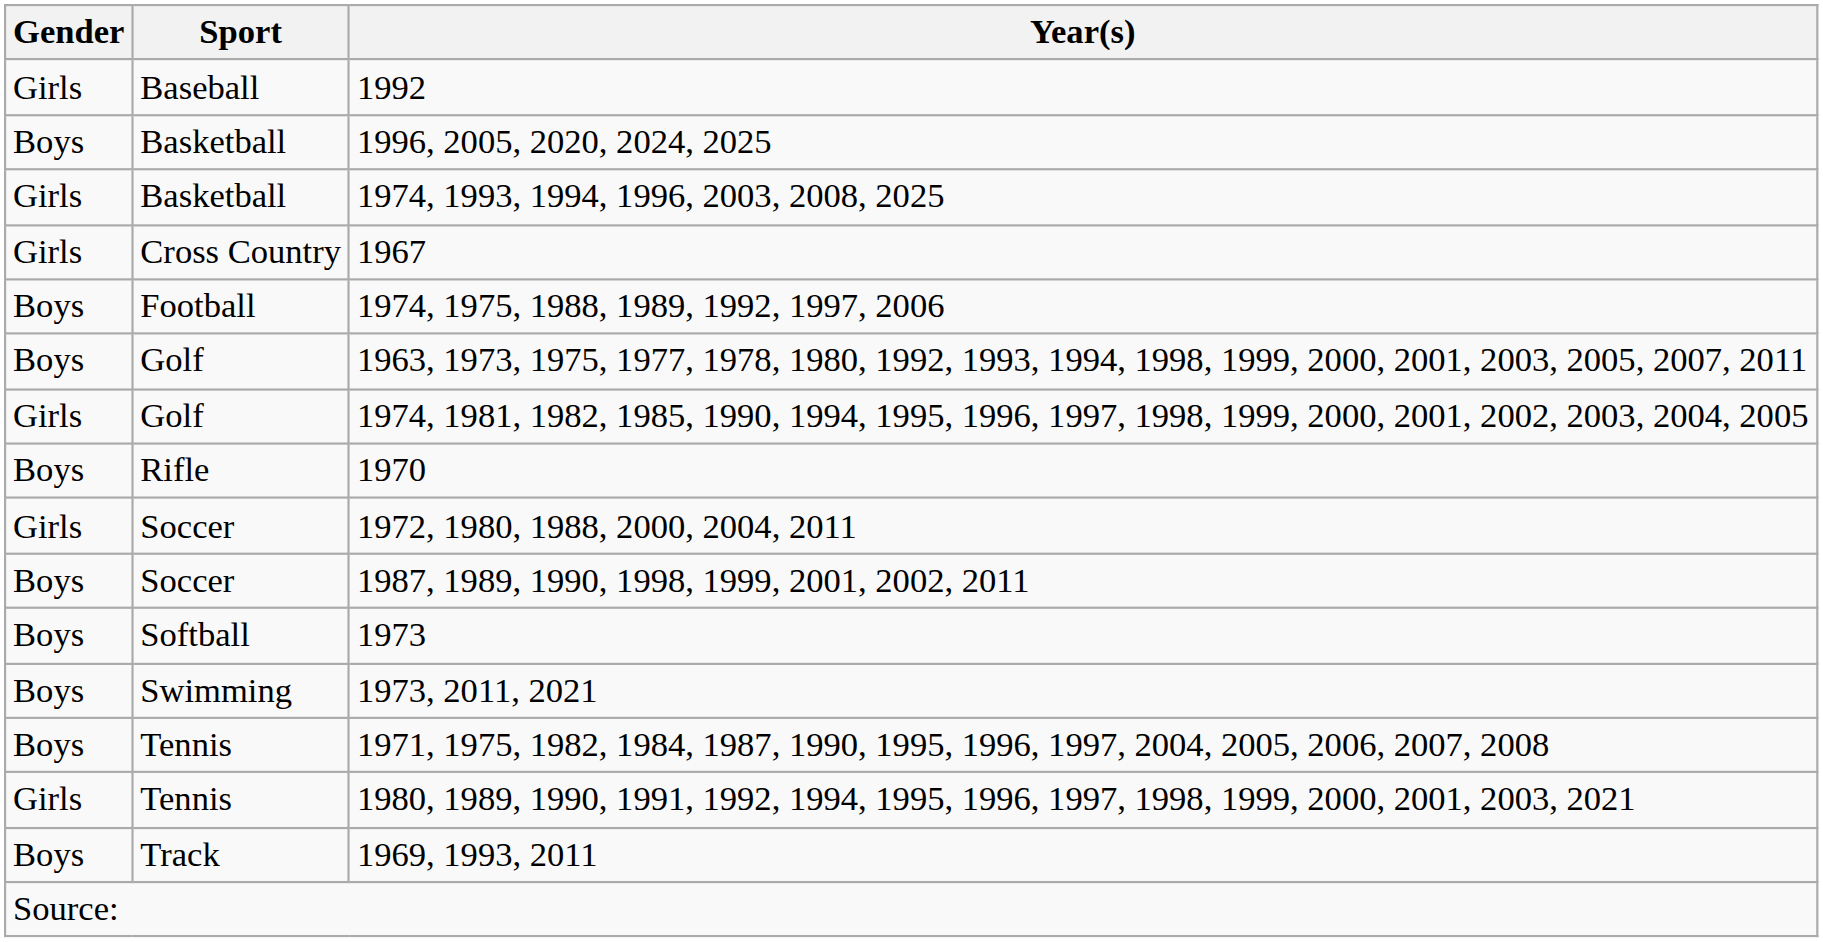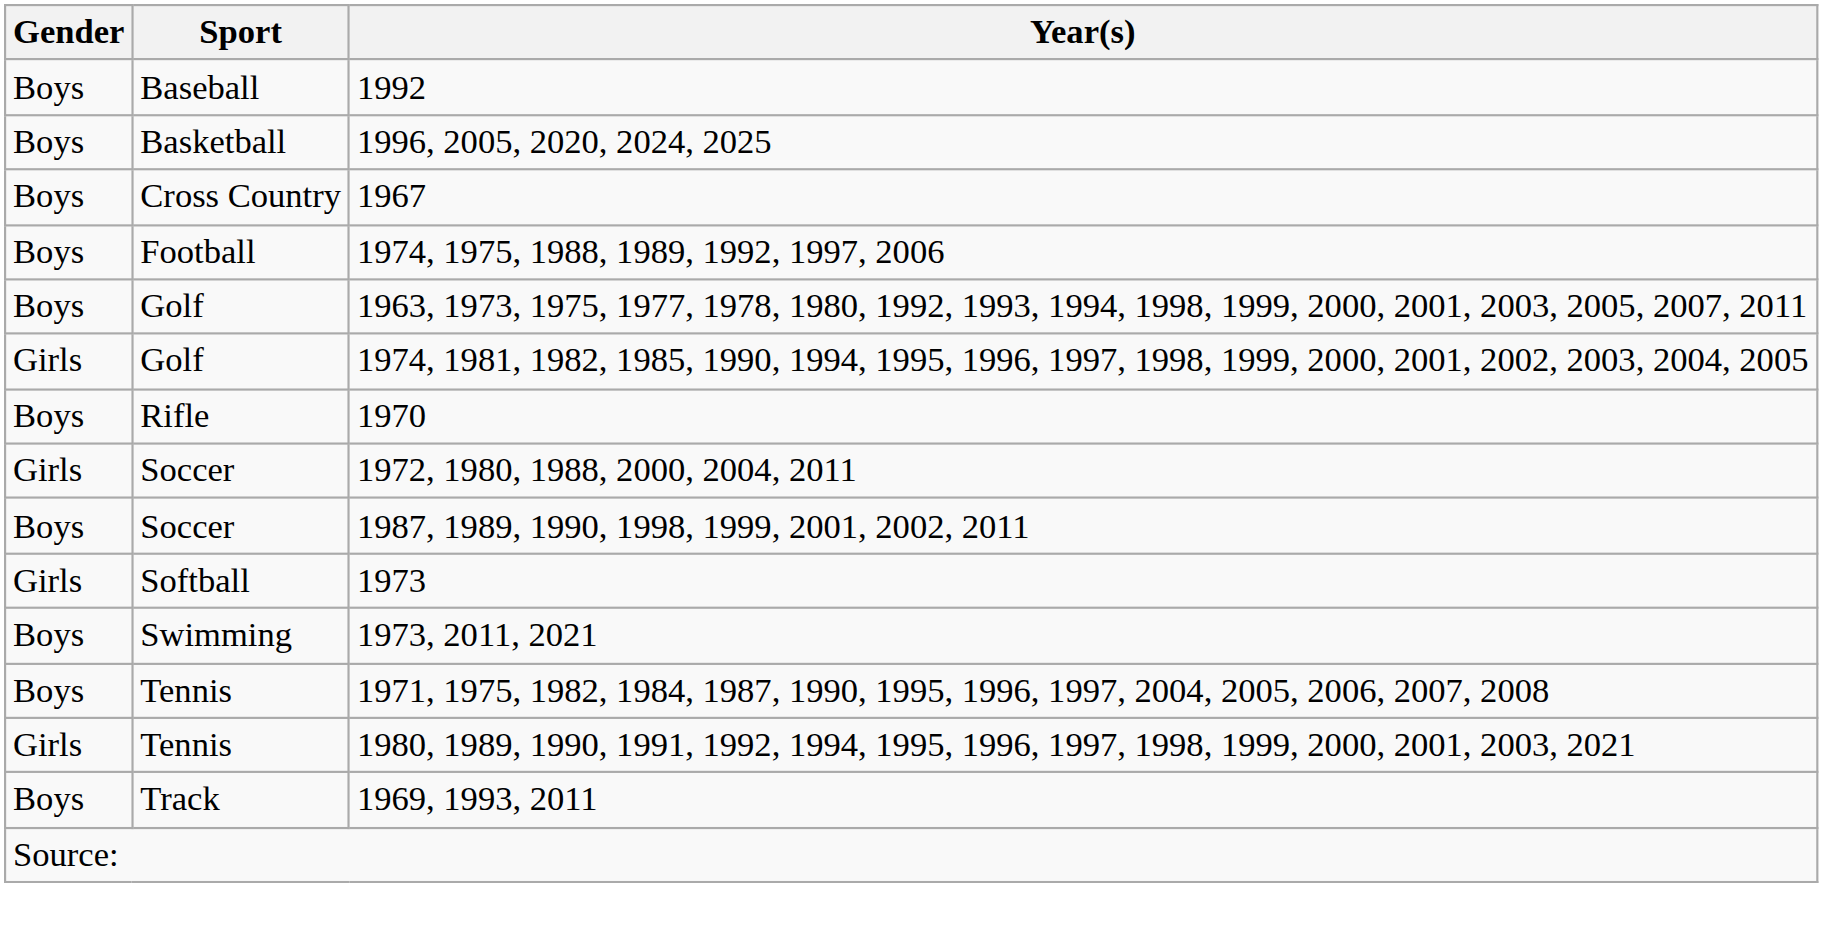(48, 86) Girls -> (49, 86) Boys
- row: (651, 196)
(48, 251) Girls -> (49, 196) Boys
(49, 634) Boys -> (48, 580) Girls
